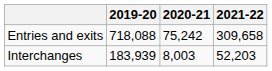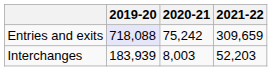(133, 35) no background -> (133, 35) lavender background
(240, 35) 309,658 -> (240, 35) 309,659
